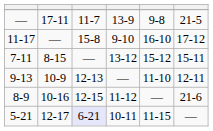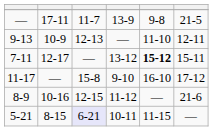rows swapped: (21, 39) <-> (21, 77)
(55, 58) 8-15 -> (55, 58) 12-17
(157, 58) normal -> (157, 58) bold
(55, 116) 12-17 -> (55, 116) 8-15
